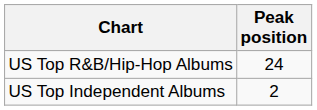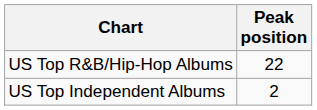(274, 64) 24 -> (274, 64) 22
